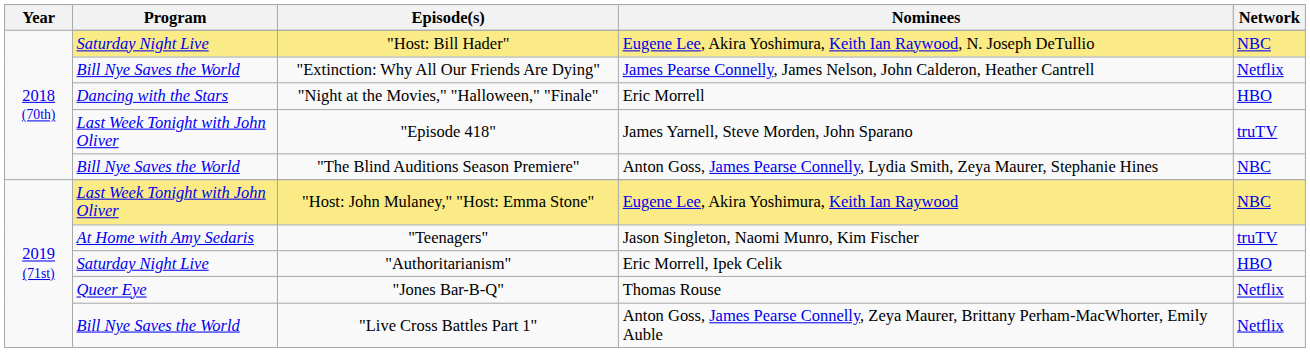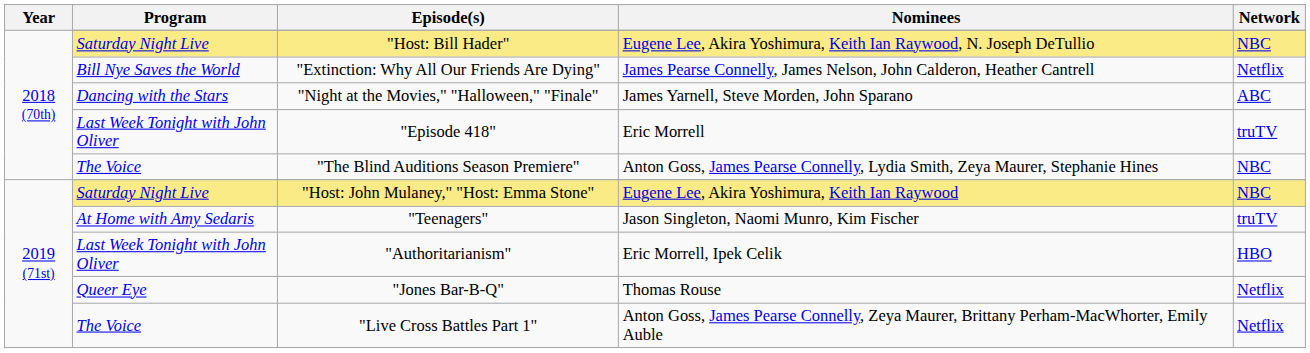(664, 95) Eric Morrell -> (768, 95) James Yarnell, Steve Morden, John Sparano
(1254, 95) HBO -> (1254, 95) ABC
(768, 131) James Yarnell, Steve Morden, John Sparano -> (664, 131) Eric Morrell
(158, 166) Bill Nye Saves the World -> (109, 166) The Voice
(171, 202) Last Week Tonight with John Oliver -> (143, 192) Saturday Night Live
(143, 263) Saturday Night Live -> (171, 254) Last Week Tonight with John Oliver
(158, 325) Bill Nye Saves the World -> (109, 325) The Voice
